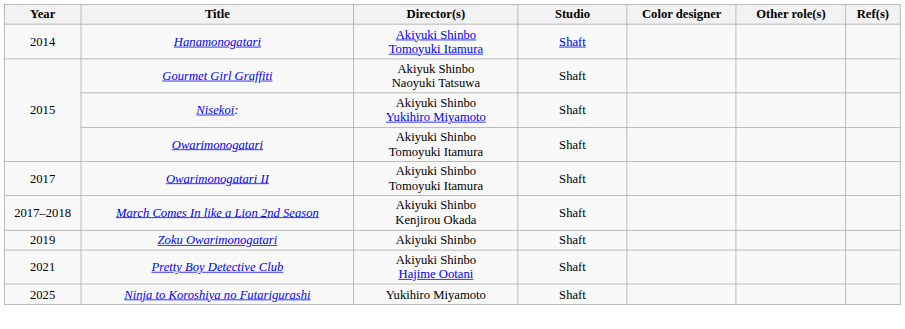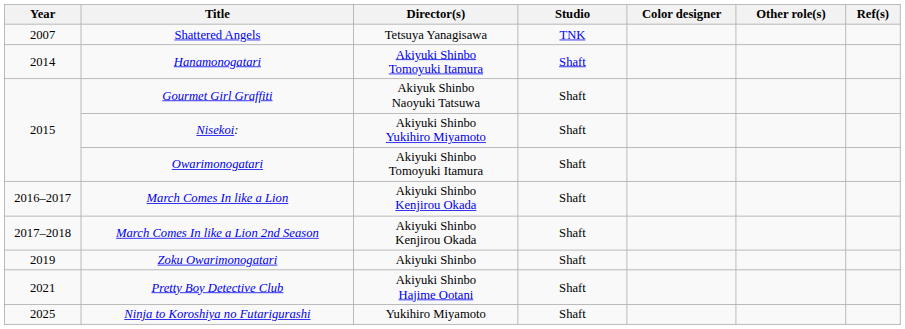+ row: (217, 34)
+ row: (217, 198)
- row: (217, 178)
